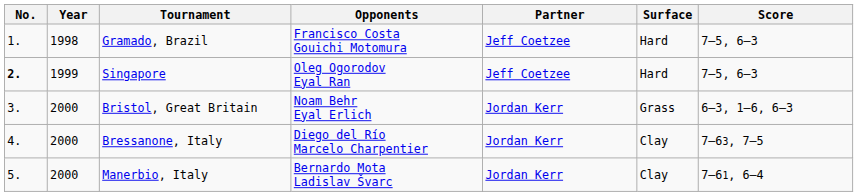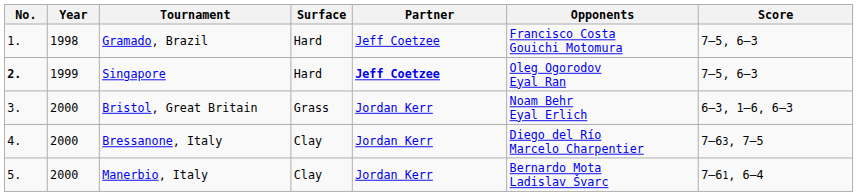columns swapped: (668, 14) <-> (387, 14)
(528, 74) normal -> (398, 74) bold
